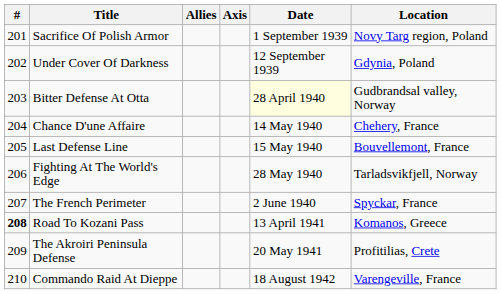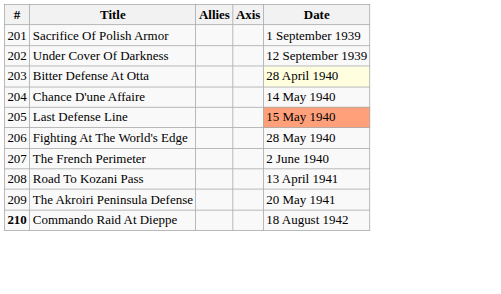- column: (423, 14)
(288, 146) no background -> (301, 117) lightsalmon background
(17, 222) bold -> (17, 179) normal
(17, 278) normal -> (17, 220) bold
